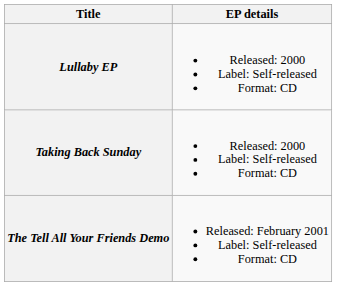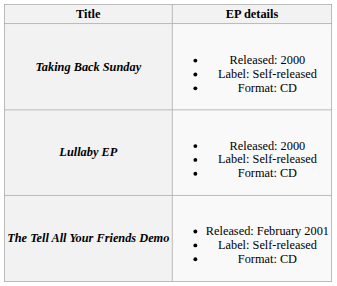rows swapped: (88, 152) <-> (88, 66)
